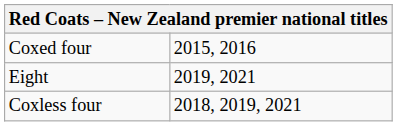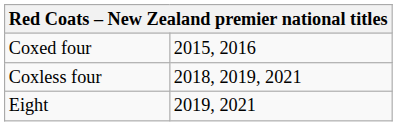rows swapped: (55, 105) <-> (29, 76)
